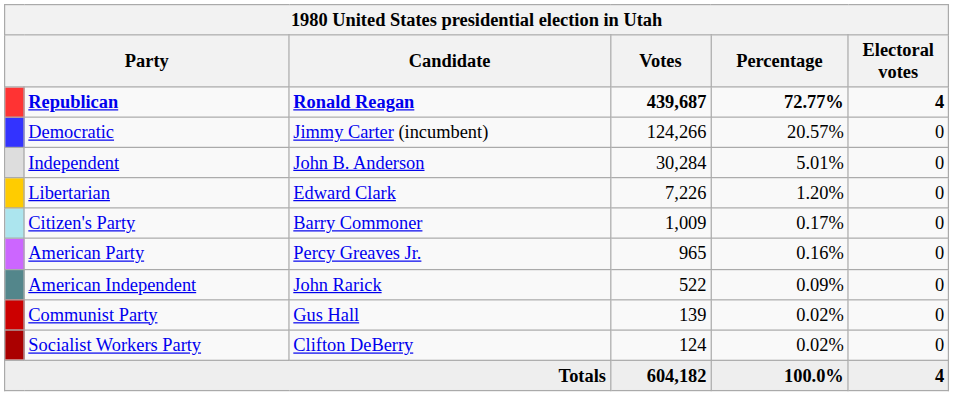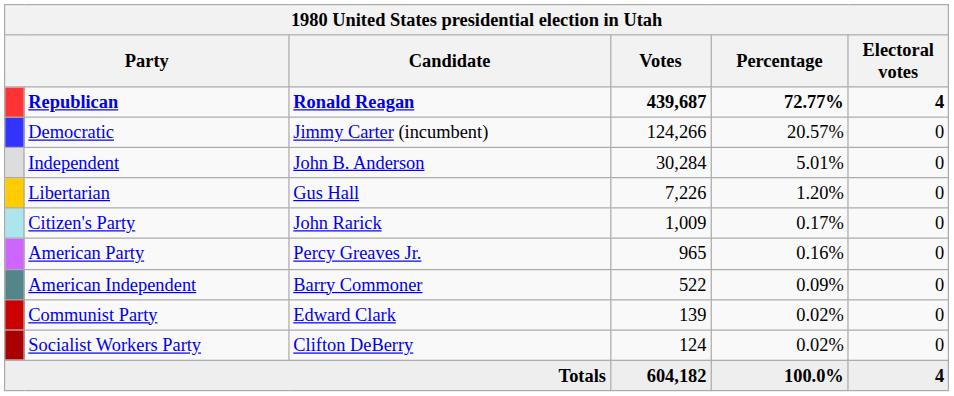(345, 193) Edward Clark -> (326, 193) Gus Hall
(358, 223) Barry Commoner -> (337, 223) John Rarick
(337, 284) John Rarick -> (358, 284) Barry Commoner
(326, 314) Gus Hall -> (345, 314) Edward Clark
